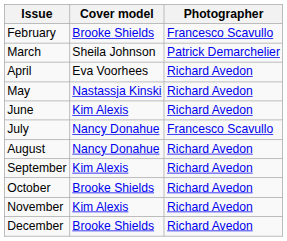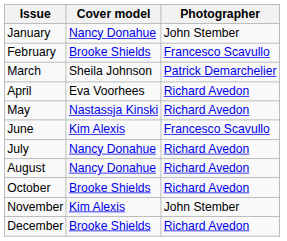+ row: (29, 33)
(210, 110) Richard Avedon -> (217, 129) Francesco Scavullo
(220, 129) Francesco Scavullo -> (207, 149) Richard Avedon
- row: (37, 168)
(210, 206) Richard Avedon -> (202, 206) John Stember
